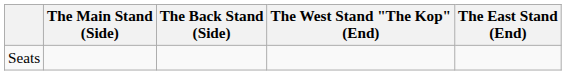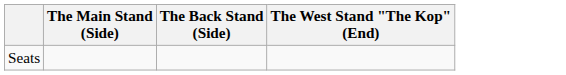- column: (508, 25)
